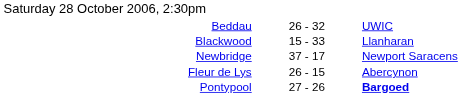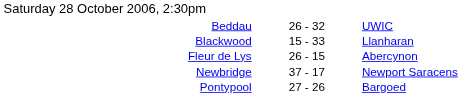rows swapped: (220, 72) <-> (224, 56)
(386, 87) bold -> (384, 87) normal
